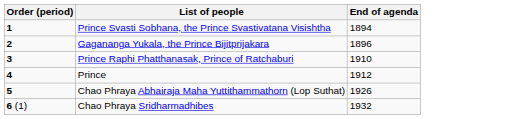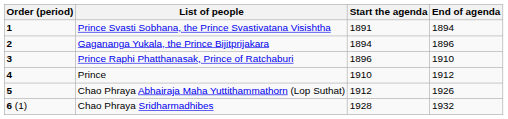+ column: (389, 12)
